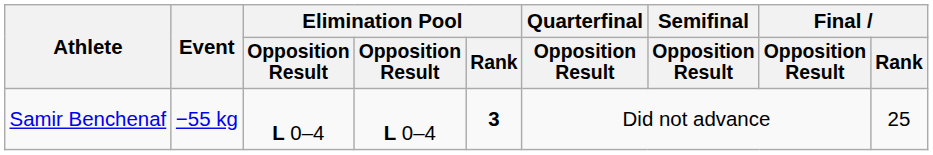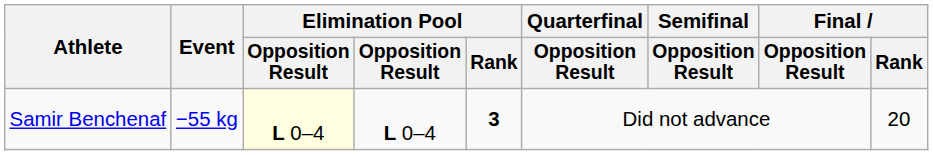(298, 133) no background -> (298, 133) lightyellow background
(899, 119) 25 -> (899, 119) 20
